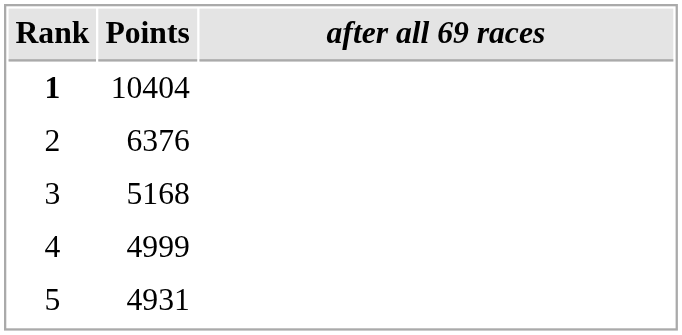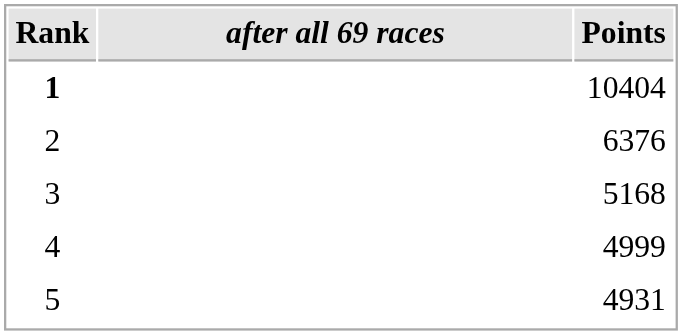columns swapped: (436, 33) <-> (148, 33)
